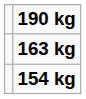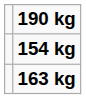rows swapped: (47, 49) <-> (47, 78)
